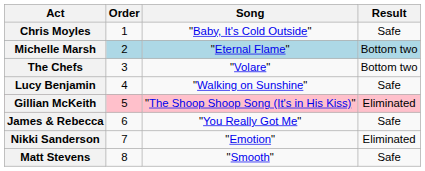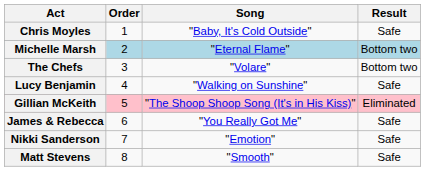(389, 139) Eliminated -> (389, 139) Safe
